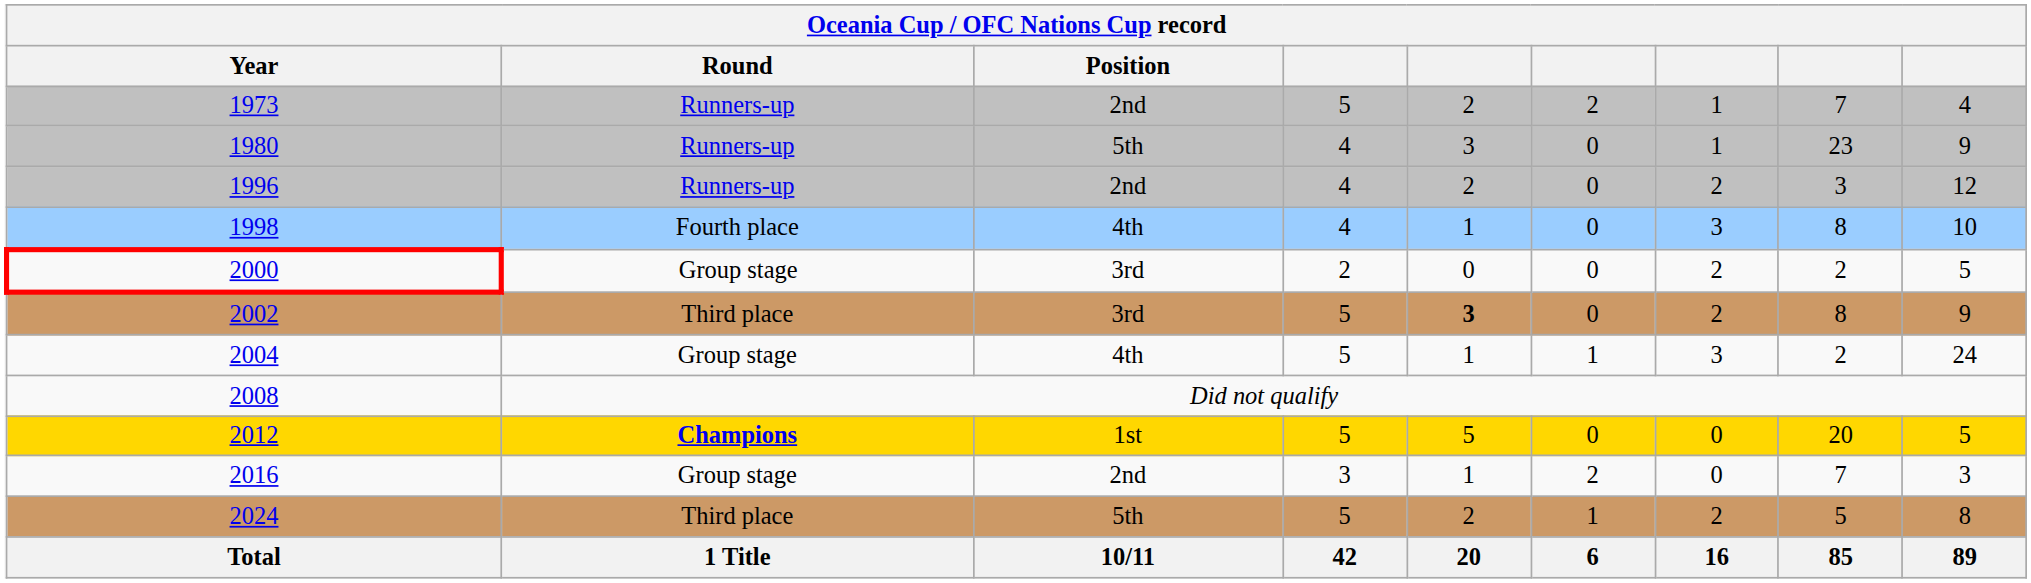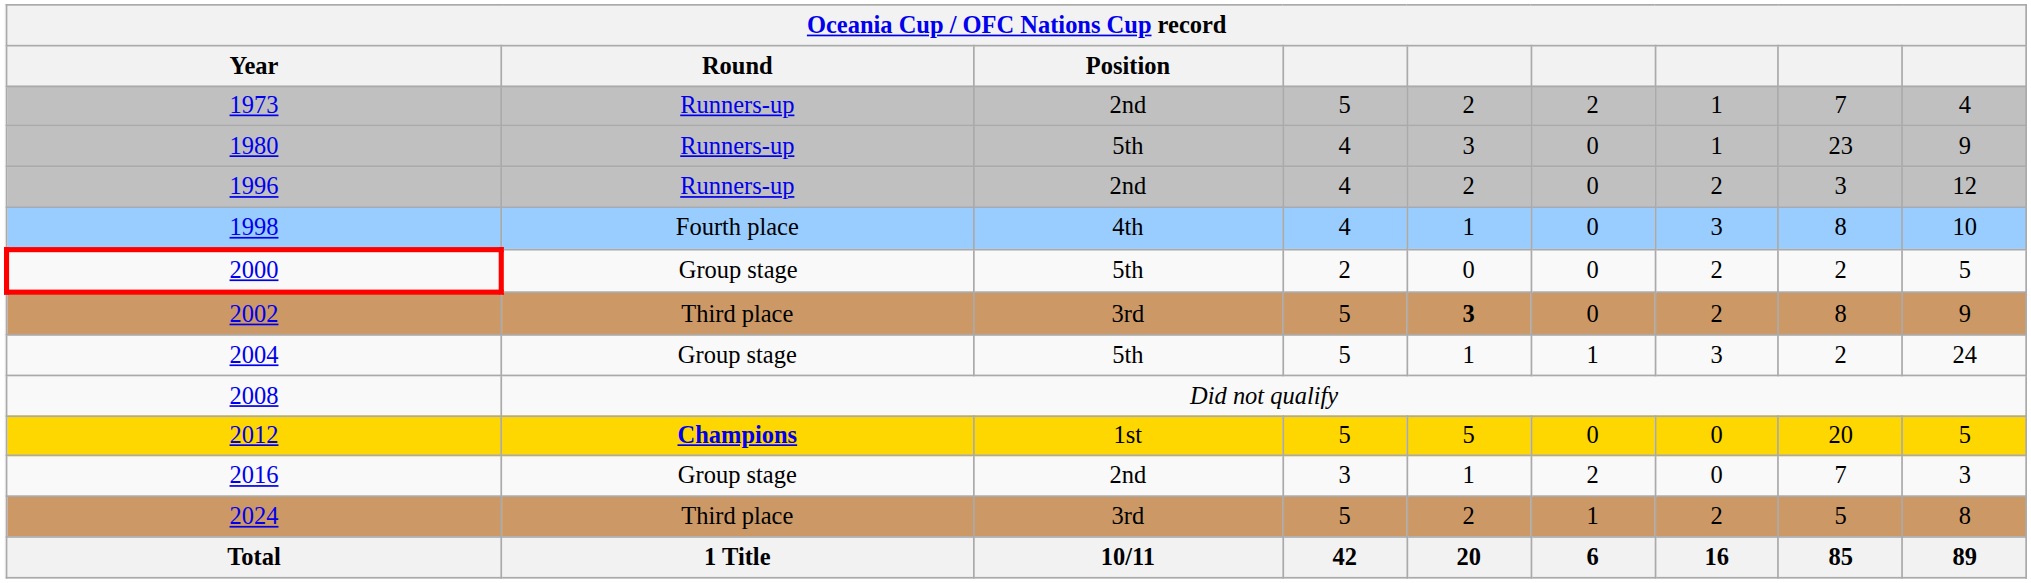(1128, 270) 3rd -> (1128, 270) 5th
(1128, 354) 4th -> (1128, 354) 5th
(1128, 516) 5th -> (1128, 516) 3rd
